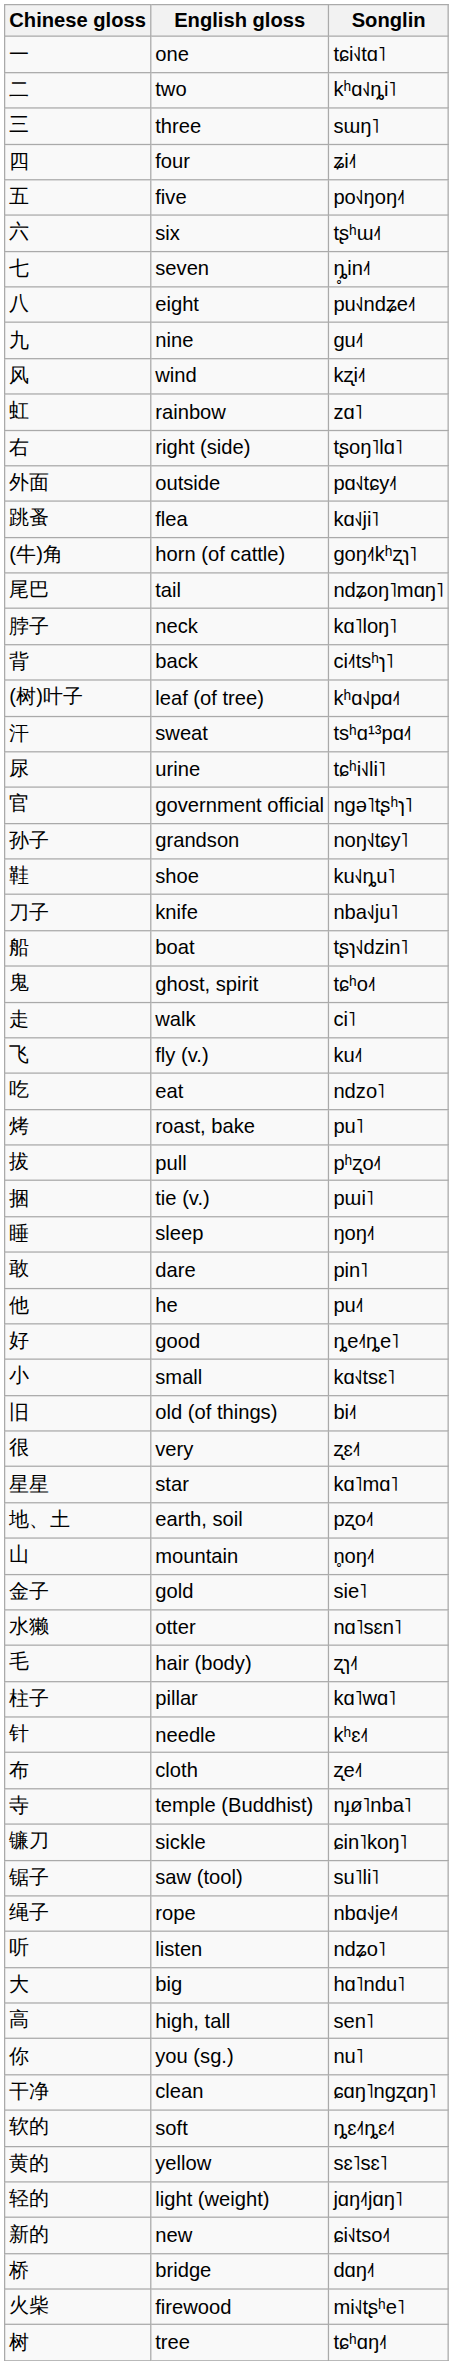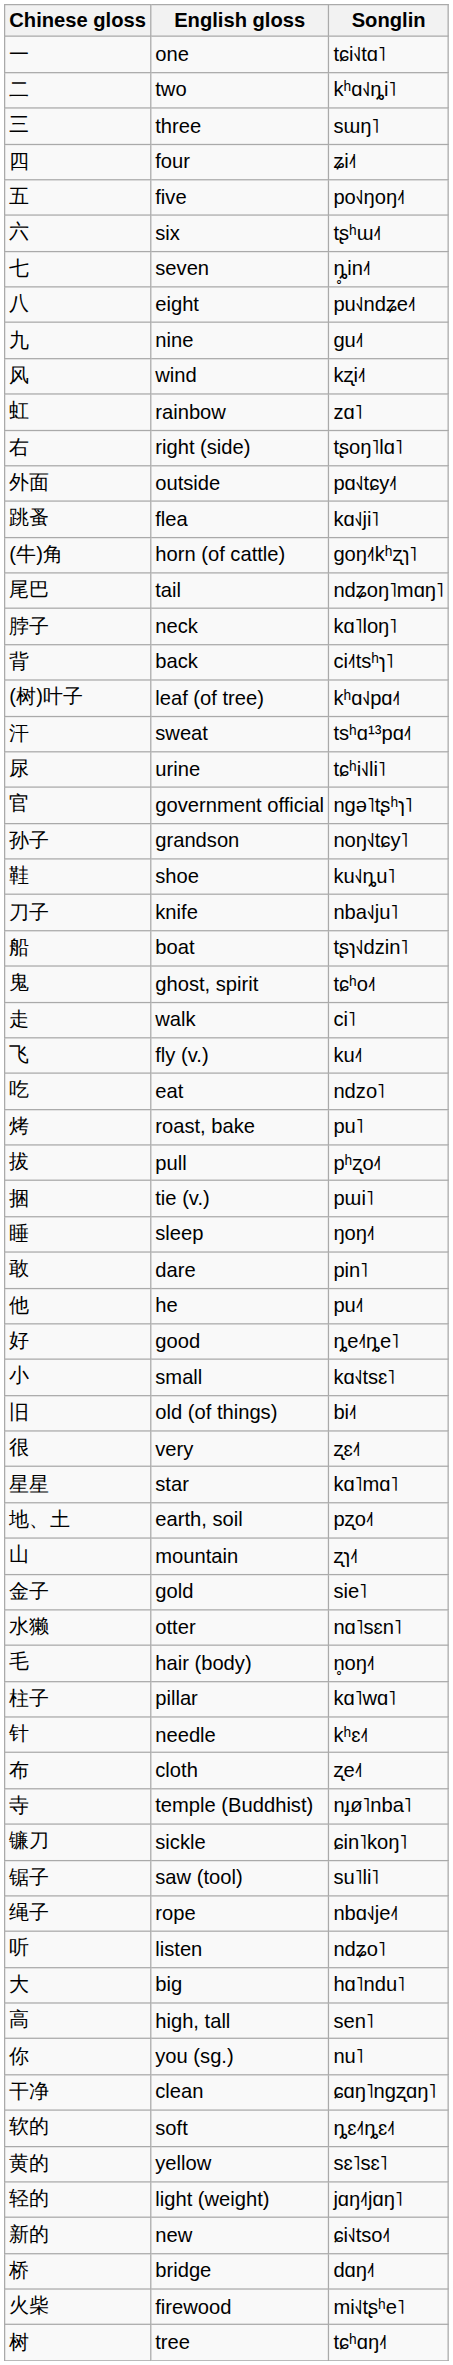(354, 1555) n̥oŋ˨˦ -> (346, 1555) ʐɿ˨˦
(346, 1663) ʐɿ˨˦ -> (354, 1663) n̥oŋ˨˦
